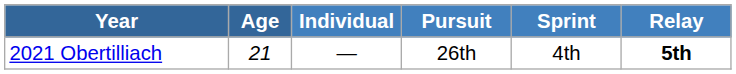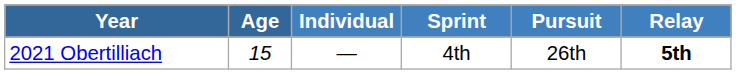columns swapped: (567, 21) <-> (457, 21)
(260, 53) 21 -> (260, 53) 15
